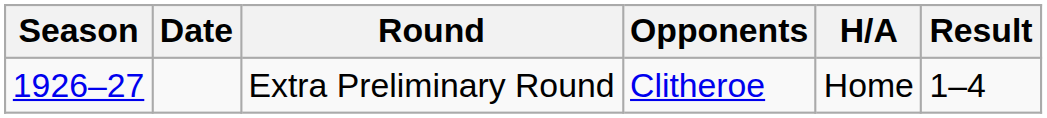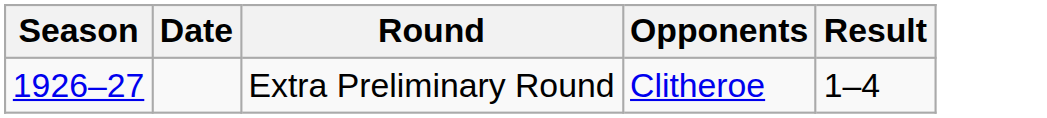- column: (869, 31)
